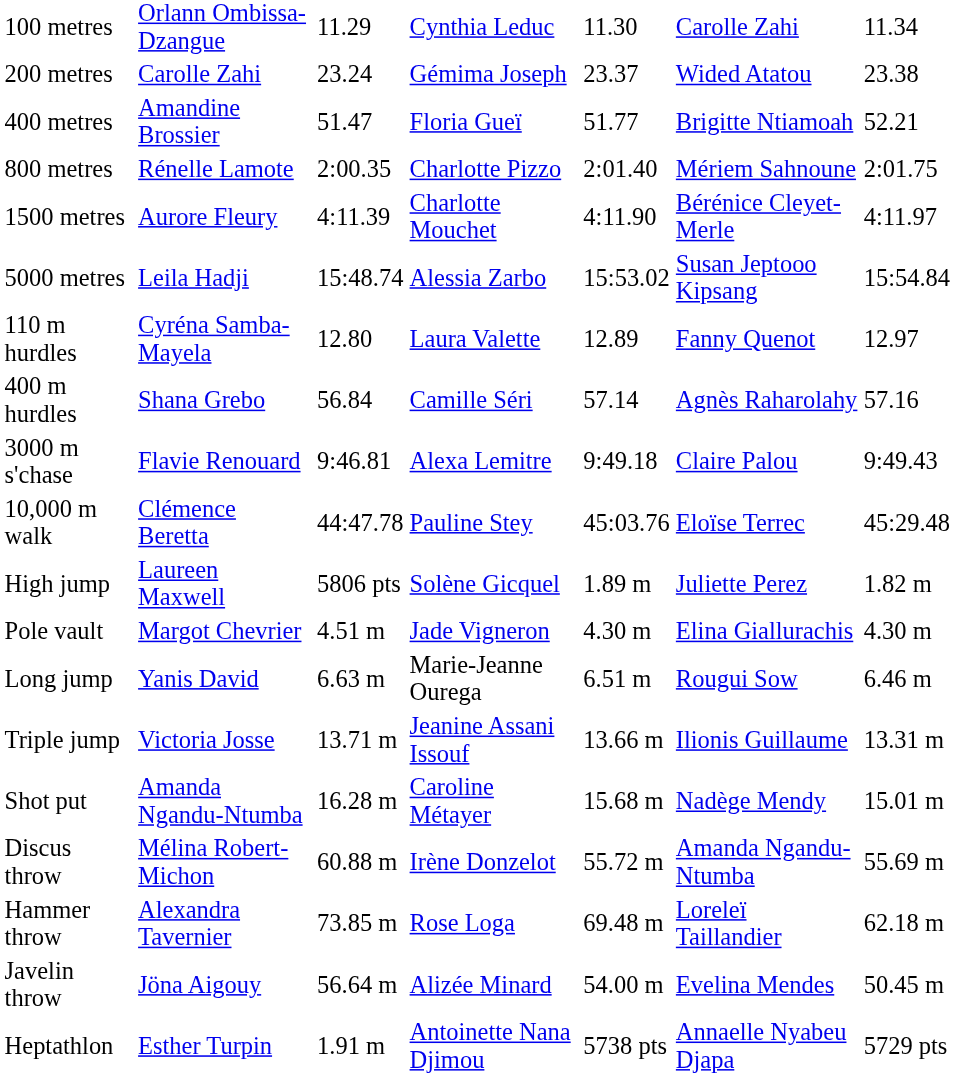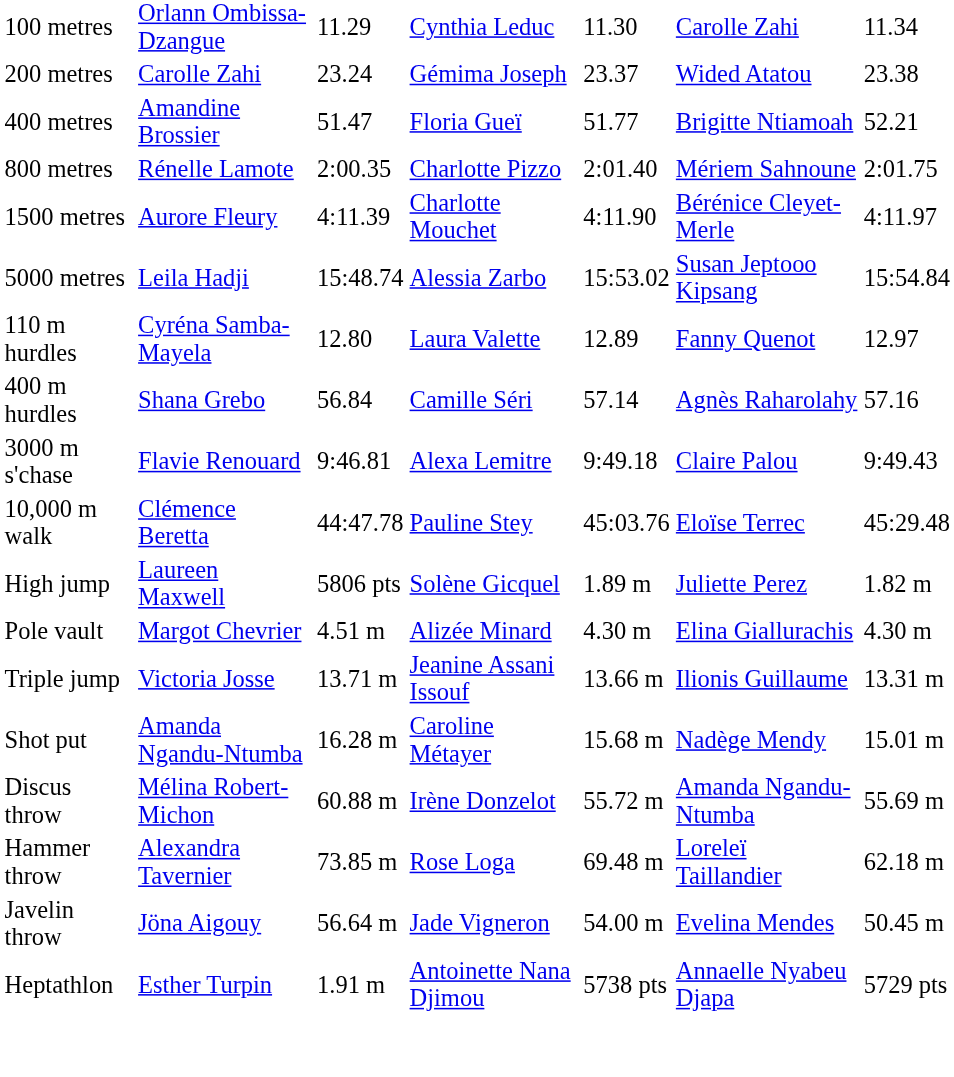(480, 631) Jade Vigneron -> (481, 631) Alizée Minard
- row: (59, 678)
(481, 984) Alizée Minard -> (480, 923) Jade Vigneron
